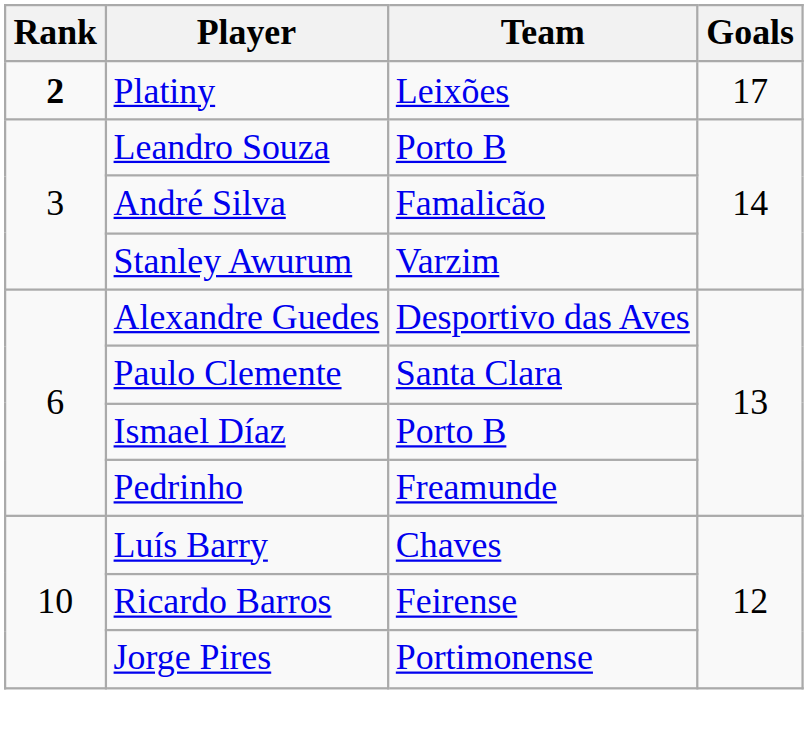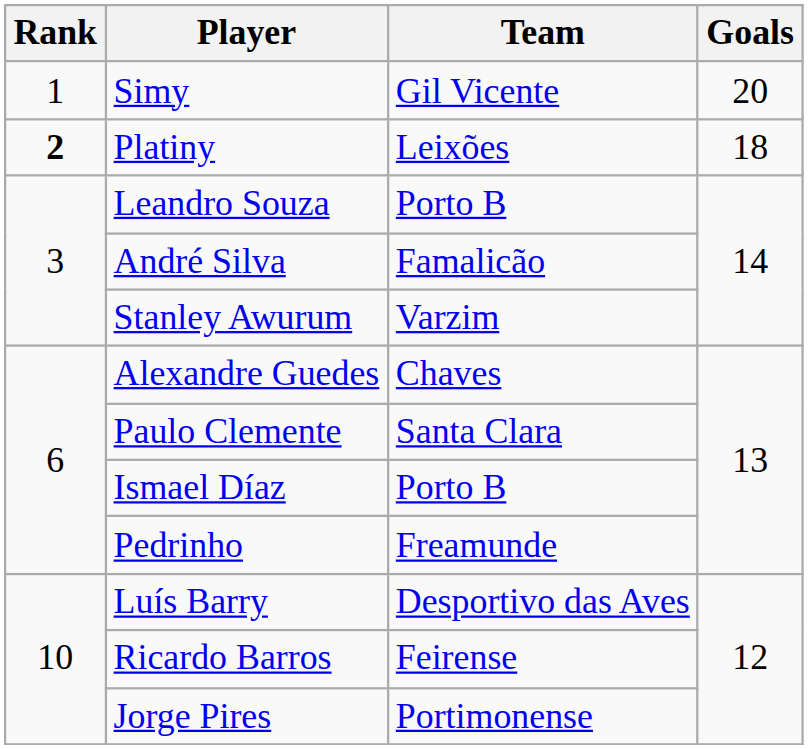+ row: (151, 89)
(750, 89) 17 -> (750, 146) 18
(543, 317) Desportivo das Aves -> (449, 373) Chaves
(449, 544) Chaves -> (543, 601) Desportivo das Aves
